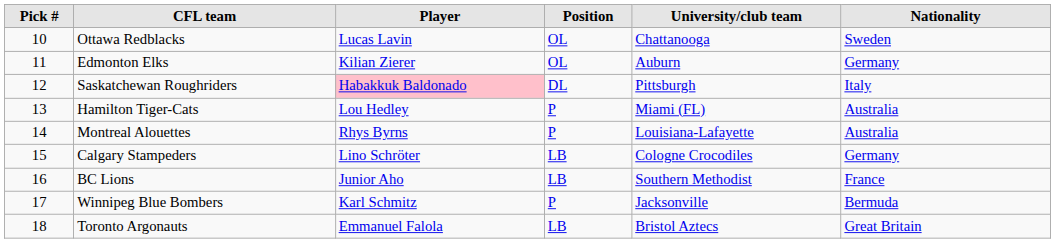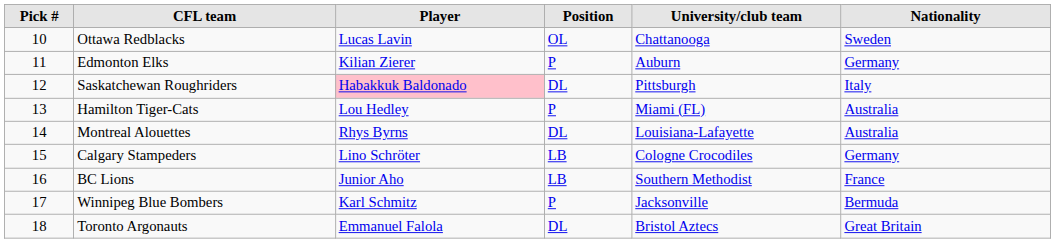(558, 62) OL -> (552, 62) P
(552, 132) P -> (558, 132) DL
(557, 226) LB -> (558, 226) DL
